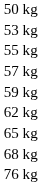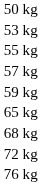- row: (21, 112)
+ row: (21, 154)
